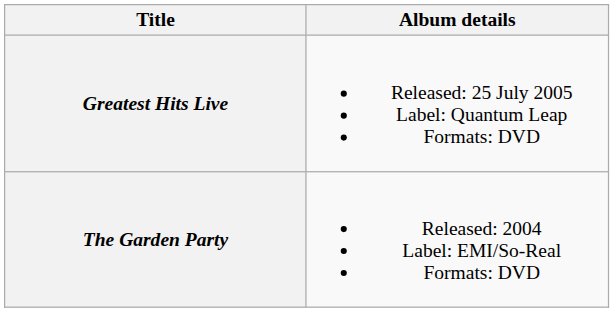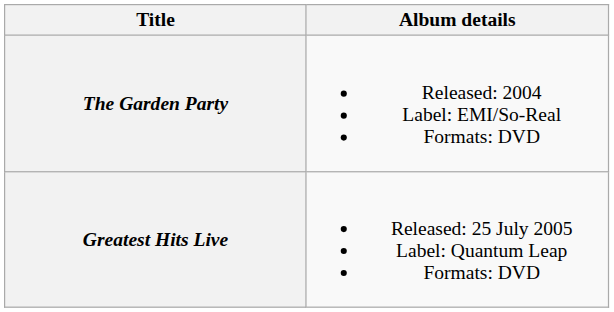rows swapped: (155, 239) <-> (156, 103)
